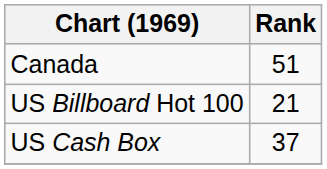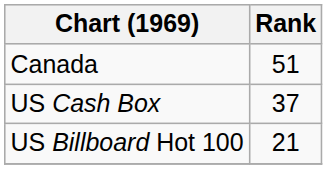rows swapped: (127, 103) <-> (85, 143)
